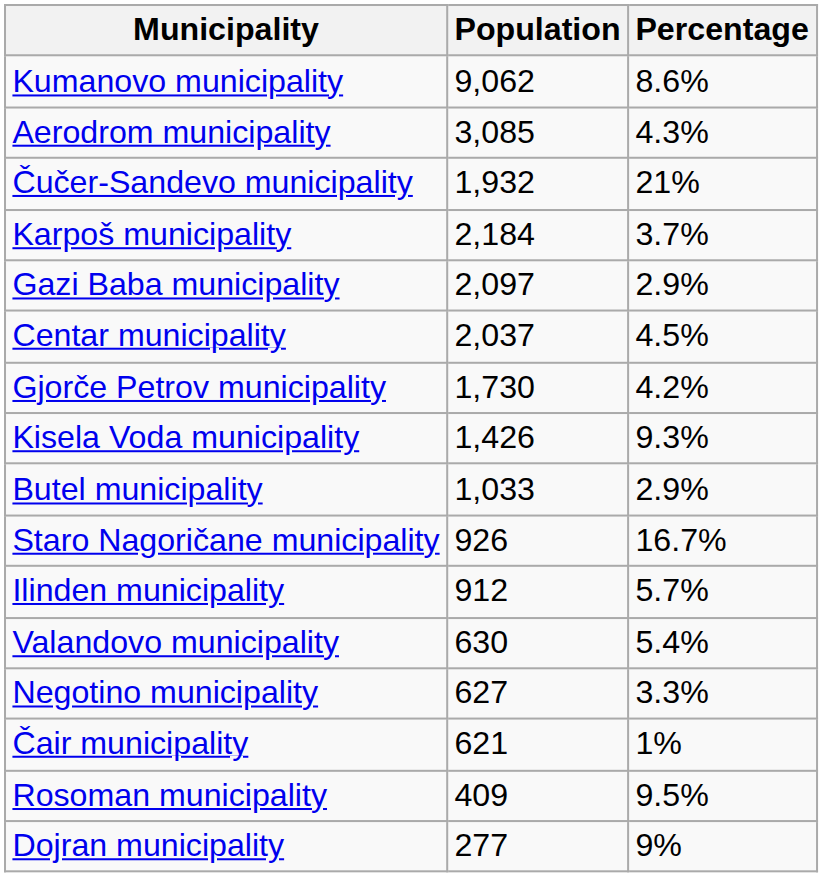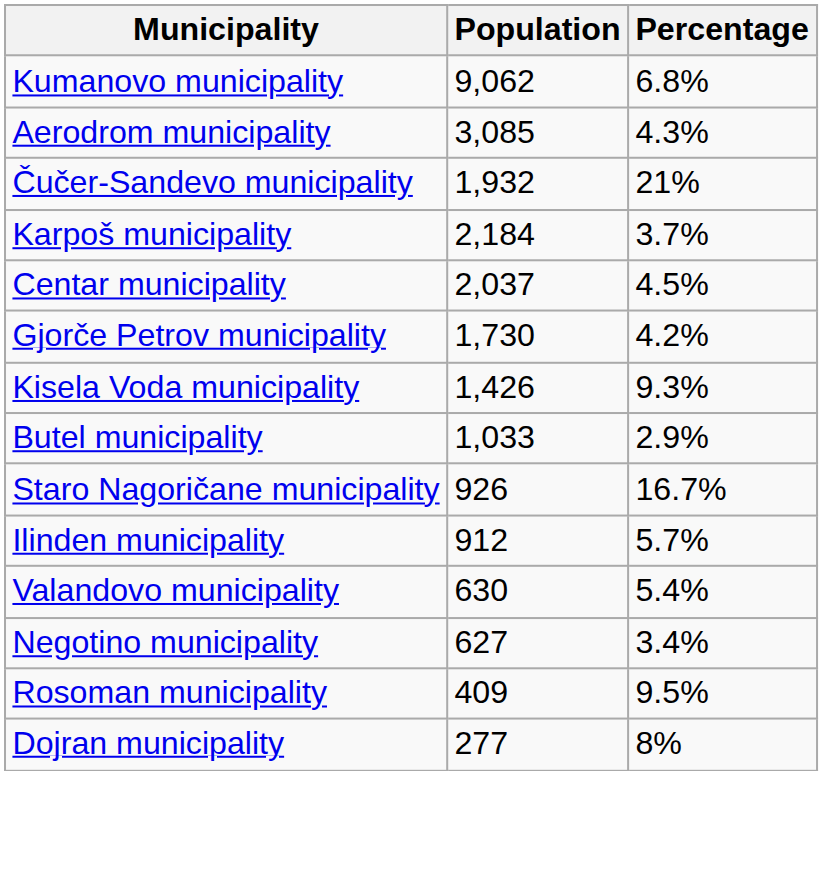(672, 81) 8.6% -> (672, 81) 6.8%
- row: (176, 285)
(672, 693) 3.3% -> (672, 642) 3.4%
- row: (130, 744)
(659, 846) 9% -> (659, 744) 8%
